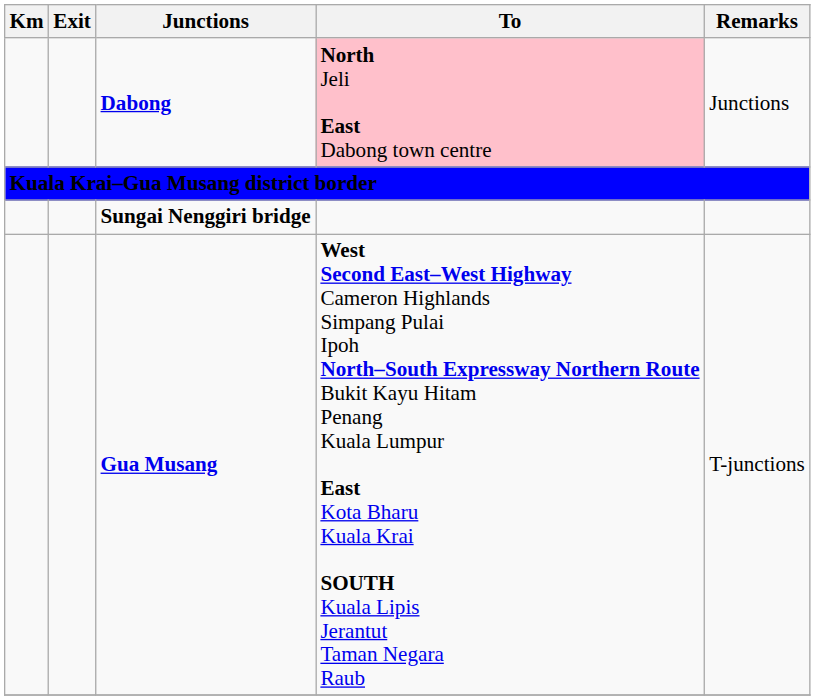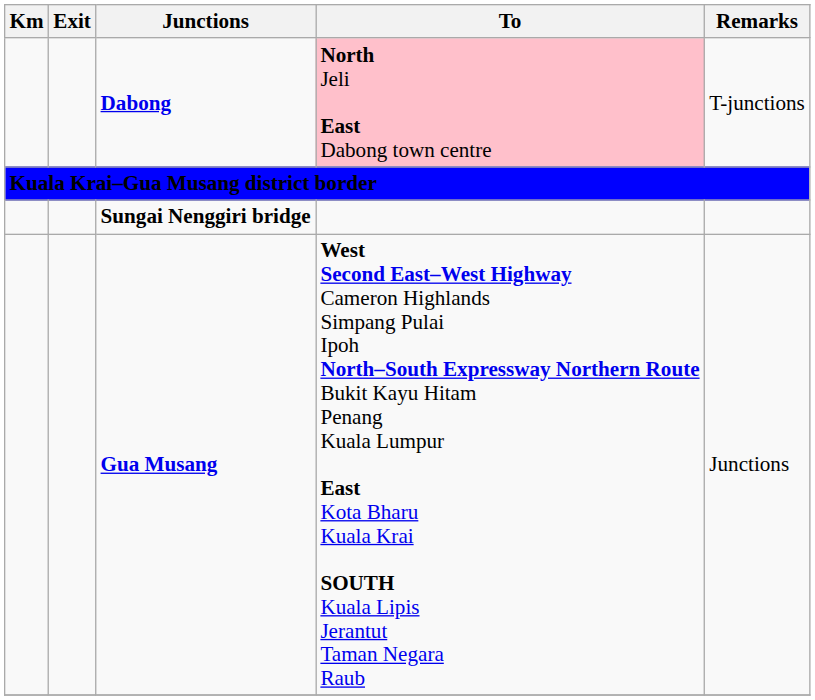(749, 102) Junctions -> (757, 102) T-junctions
(757, 464) T-junctions -> (749, 464) Junctions
